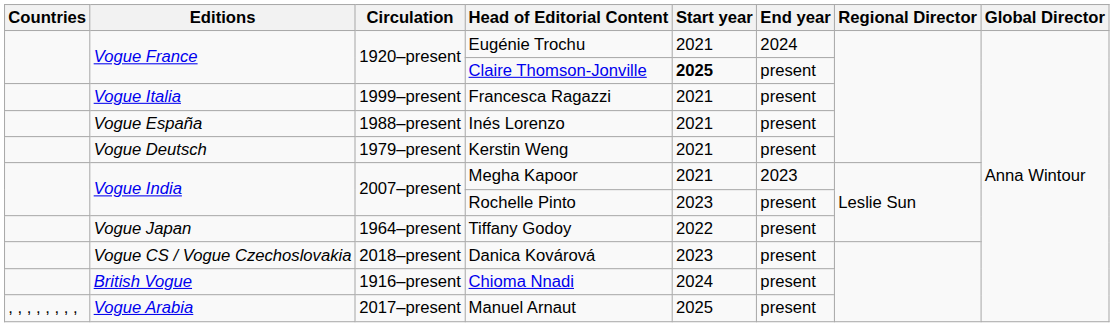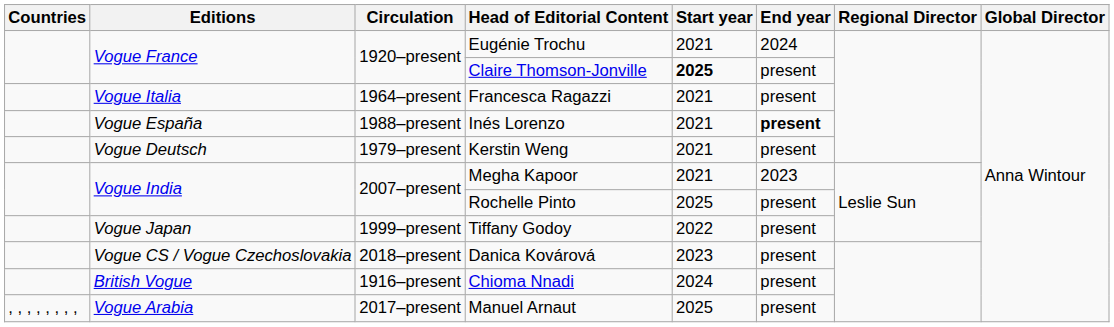(410, 96) 1999–present -> (410, 96) 1964–present
(788, 123) normal -> (790, 123) bold
(694, 202) 2023 -> (694, 202) 2025
(410, 228) 1964–present -> (410, 228) 1999–present
